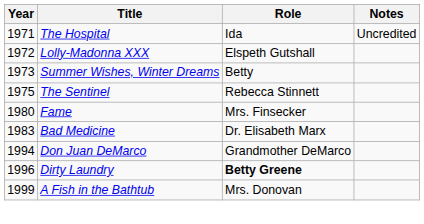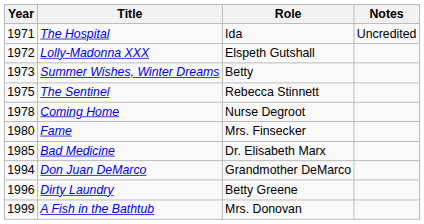+ row: (80, 111)
(21, 131) 1983 -> (21, 151) 1985
(263, 170) bold -> (261, 190) normal
